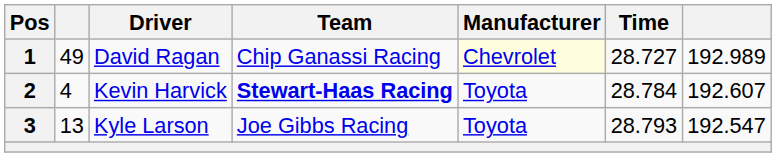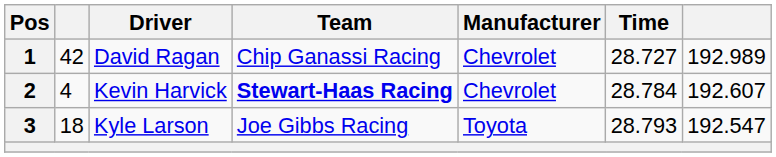(72, 57) 49 -> (72, 57) 42
(509, 57) lightyellow background -> (509, 57) no background
(495, 91) Toyota -> (509, 91) Chevrolet
(72, 125) 13 -> (72, 125) 18
